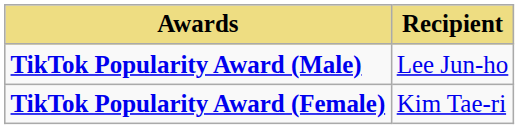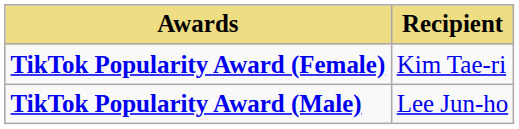rows swapped: (186, 63) <-> (198, 103)
